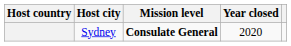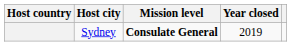(251, 31) 2020 -> (251, 31) 2019
